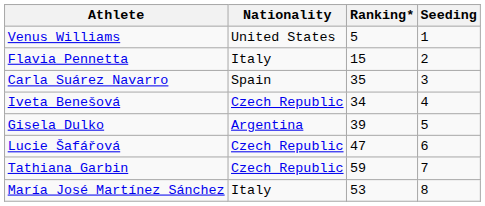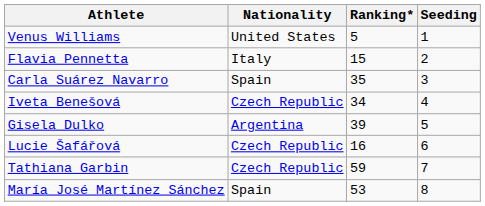(358, 146) 47 -> (358, 146) 16
(251, 190) Italy -> (251, 190) Spain
